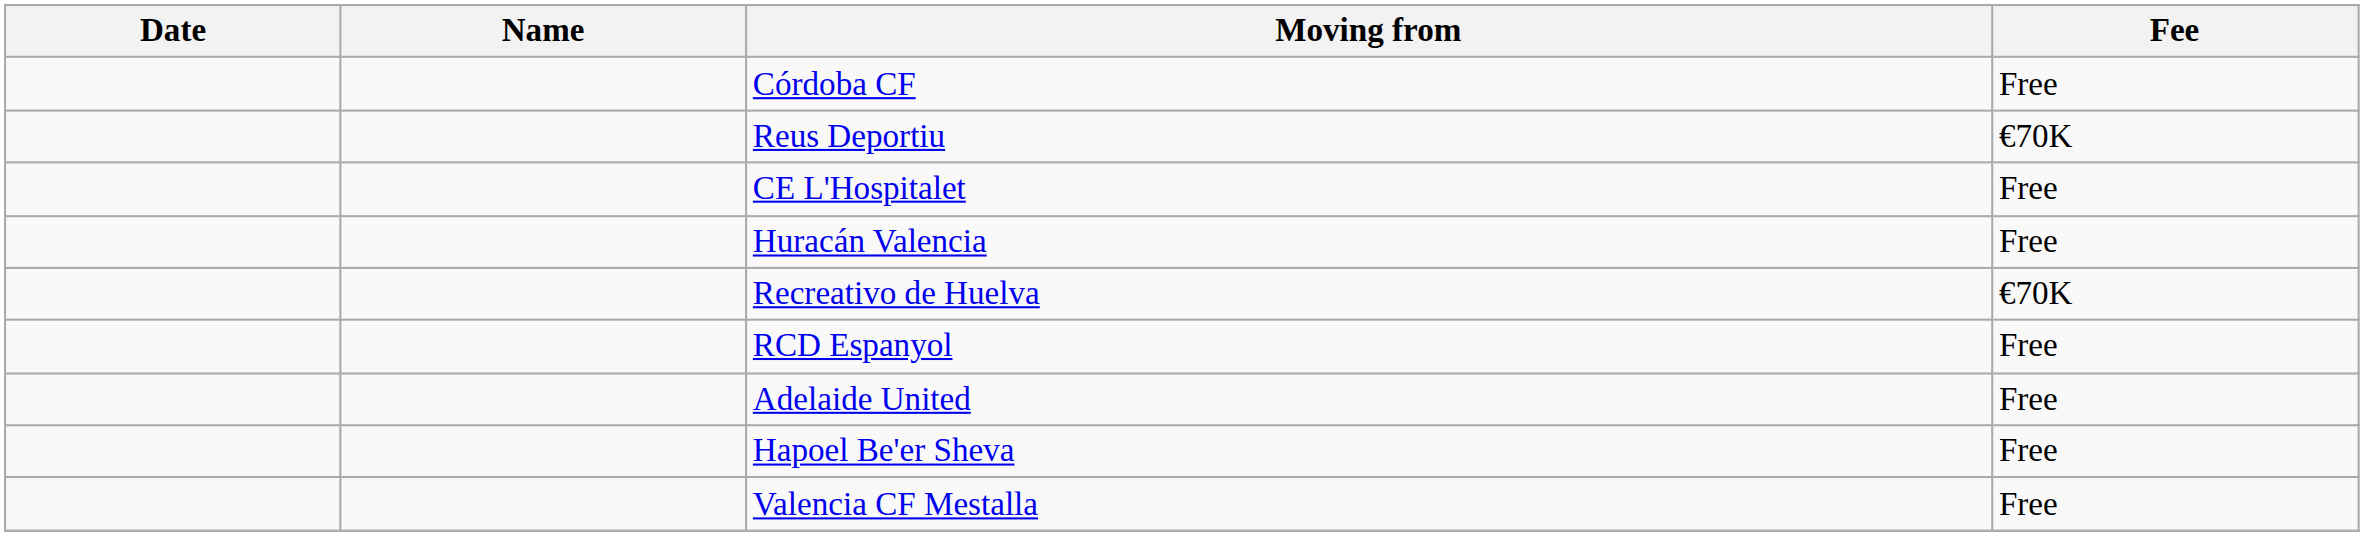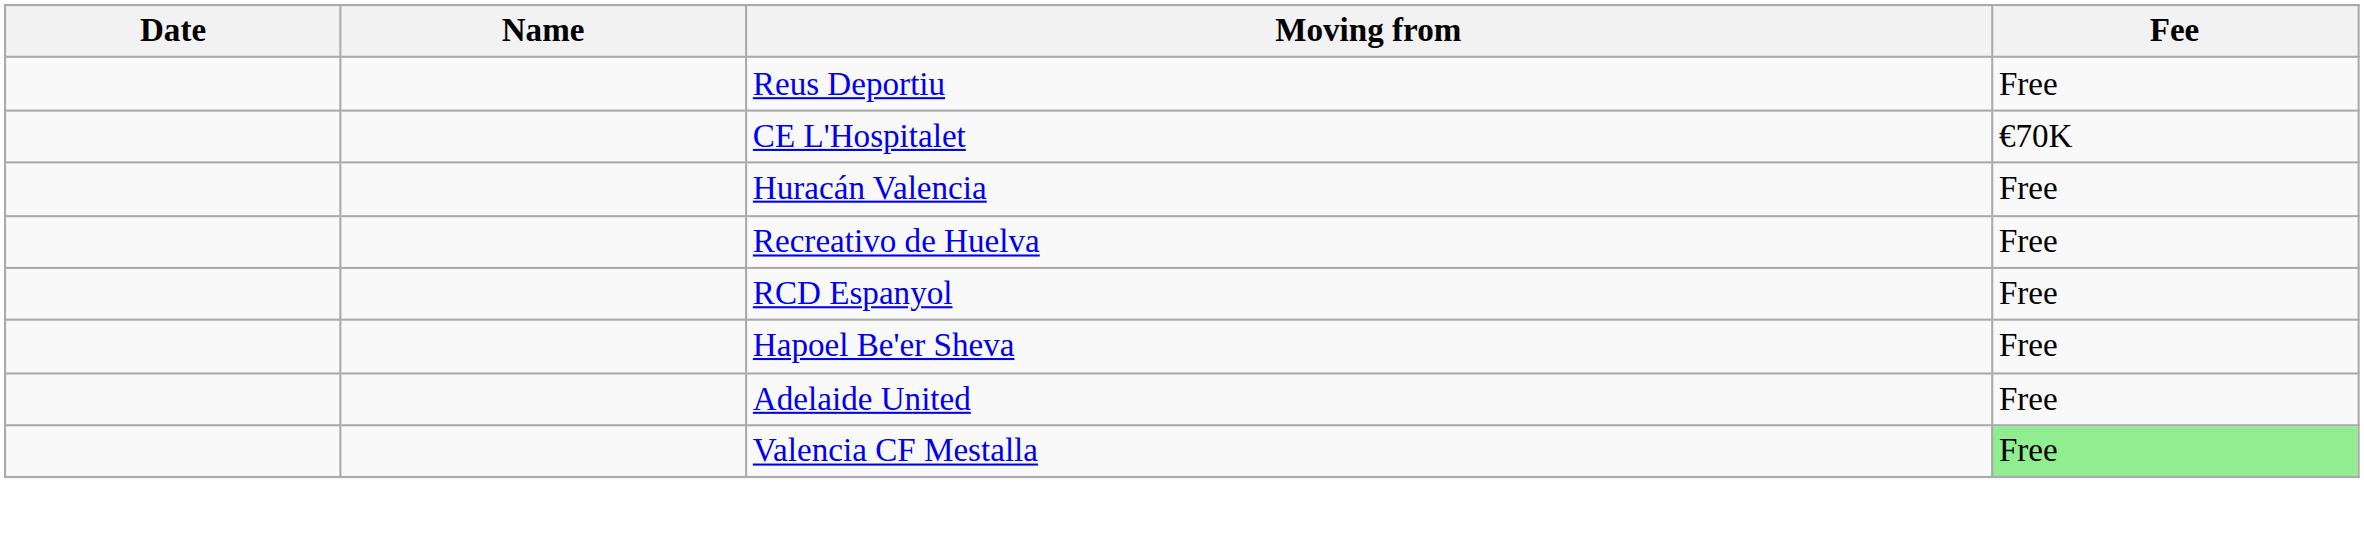- row: (834, 83)
(2036, 135) €70K -> (2028, 83) Free
(2028, 188) Free -> (2036, 135) €70K
(2036, 293) €70K -> (2028, 240) Free
rows swapped: (862, 398) <-> (884, 450)
(2028, 503) no background -> (2028, 450) lightgreen background
